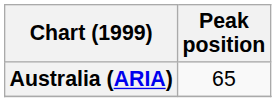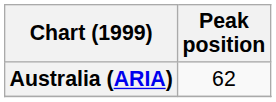(224, 79) 65 -> (224, 79) 62
